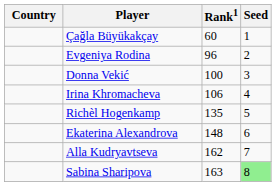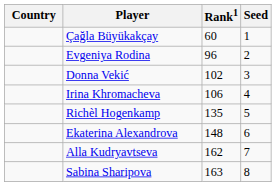(214, 75) 100 -> (214, 75) 102
(247, 171) lightgreen background -> (247, 171) no background
